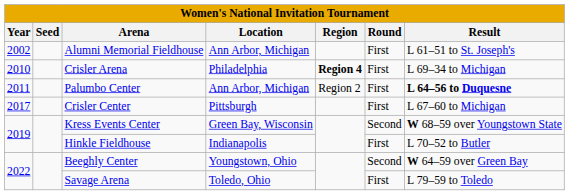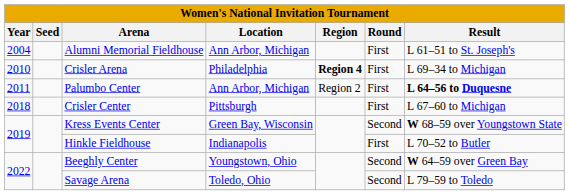(19, 50) 2002 -> (19, 50) 2004
(19, 106) 2017 -> (19, 106) 2018
(378, 180) First -> (385, 180) Second
